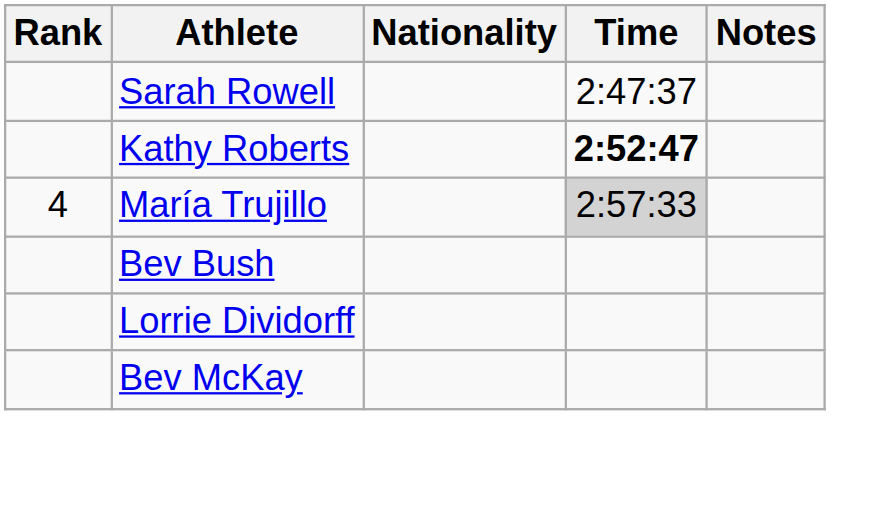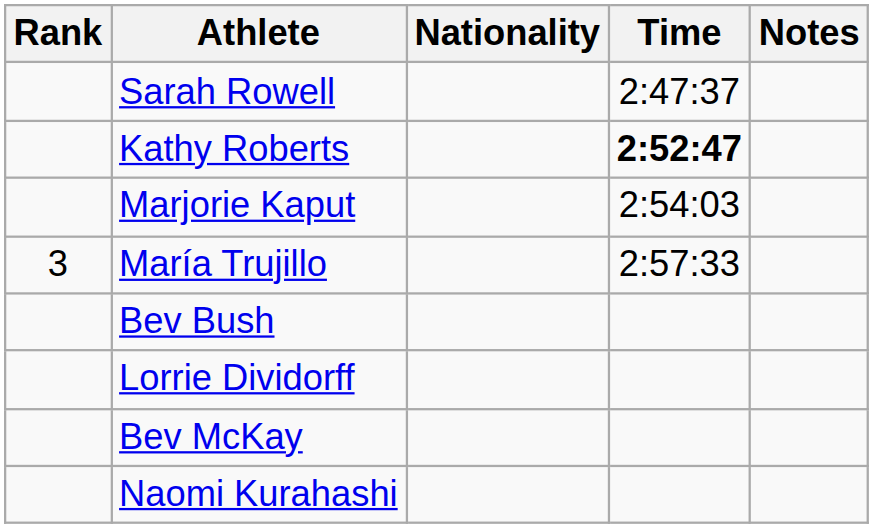+ row: (237, 206)
(58, 206) 4 -> (58, 263) 3
(636, 206) lightgrey background -> (679, 263) no background
+ row: (258, 494)
